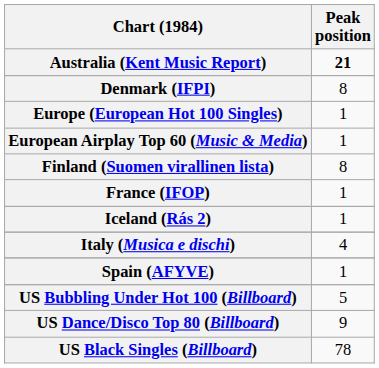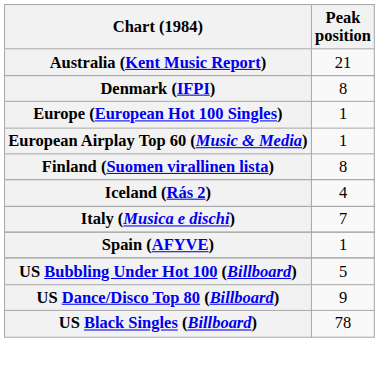(343, 62) bold -> (343, 62) normal
- row: (158, 192)
(343, 219) 1 -> (343, 192) 4
(343, 245) 4 -> (343, 219) 7
